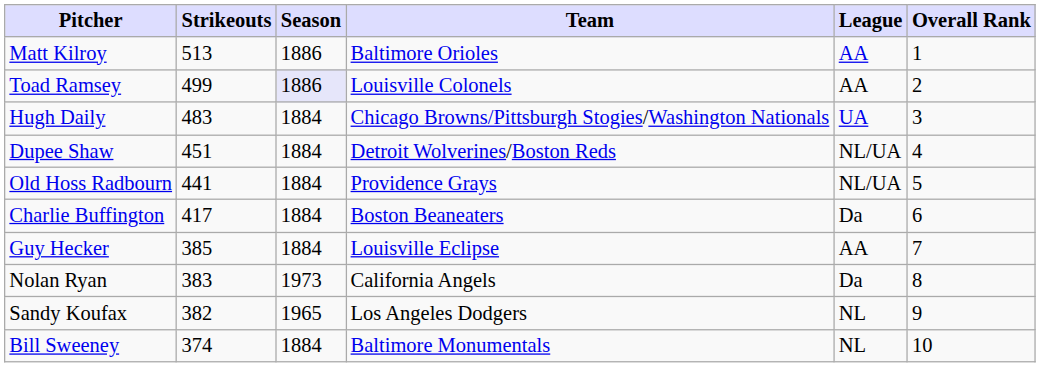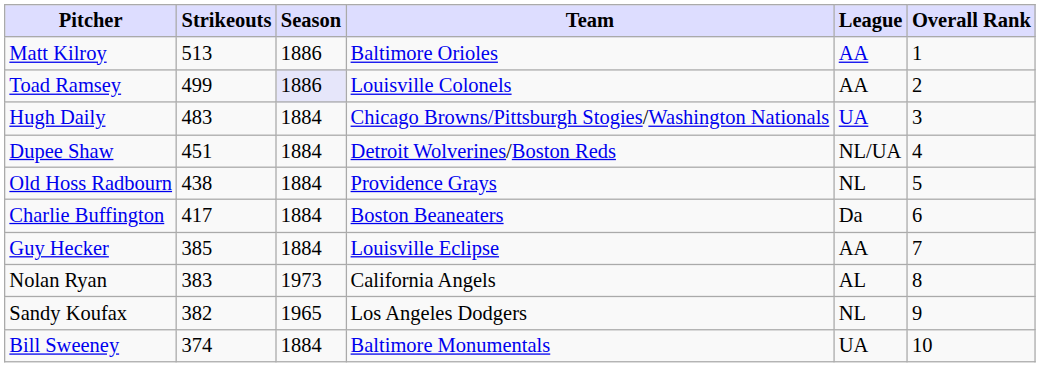(197, 183) 441 -> (197, 183) 438
(870, 183) NL/UA -> (852, 183) NL
(851, 280) Da -> (852, 280) AL
(852, 345) NL -> (854, 345) UA
